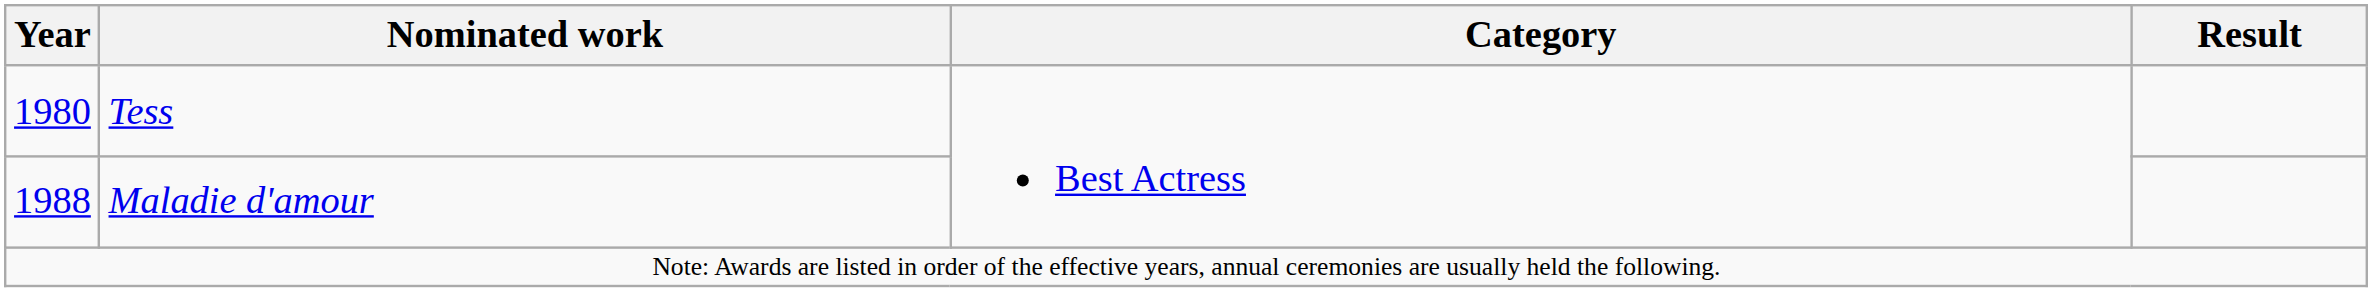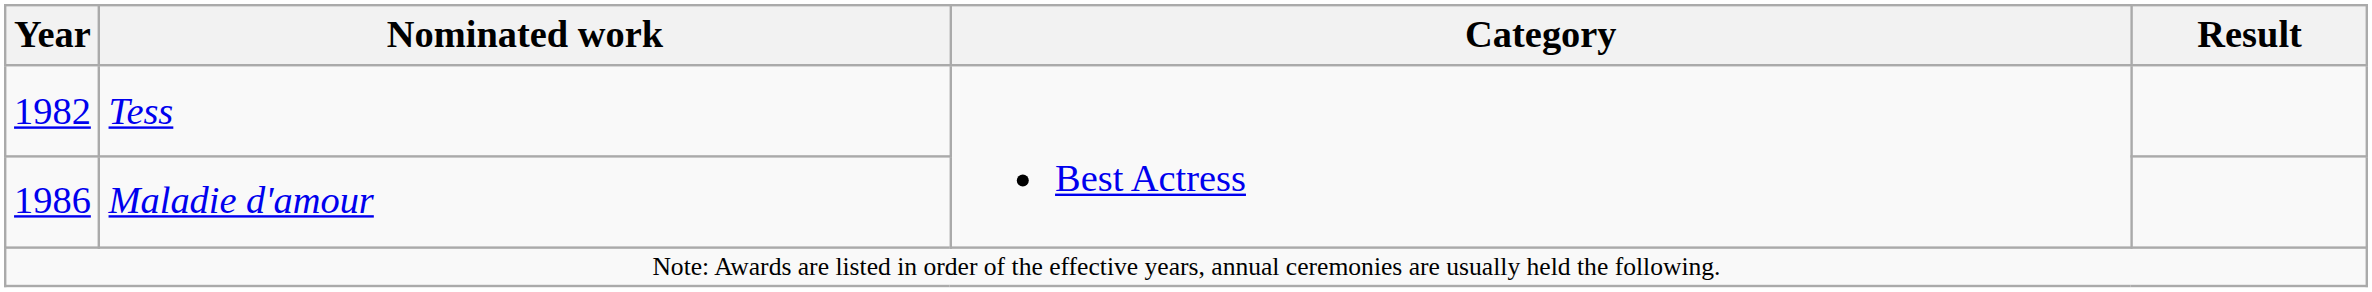(52, 110) 1980 -> (52, 110) 1982
(52, 201) 1988 -> (52, 201) 1986
